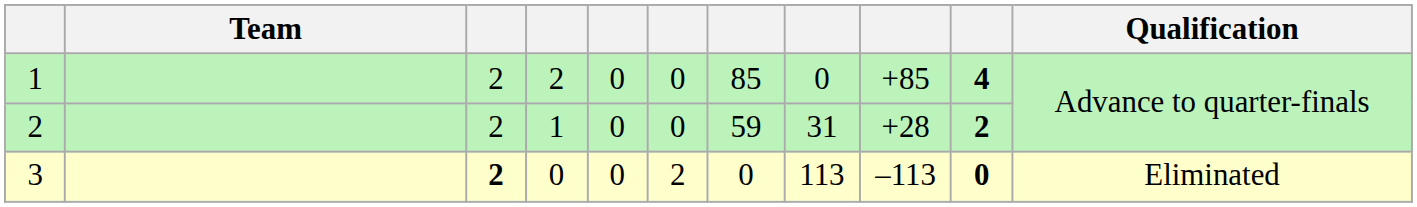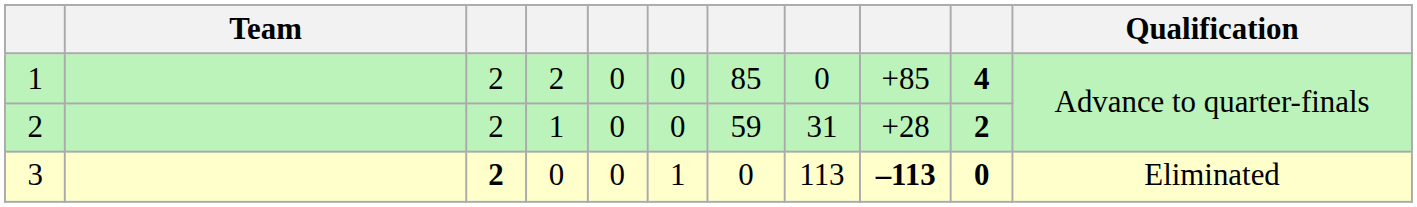(678, 175) 2 -> (678, 175) 1
(906, 175) normal -> (906, 175) bold
